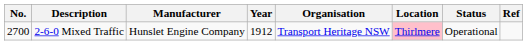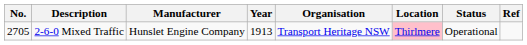(18, 31) 2700 -> (18, 31) 2705
(261, 31) 1912 -> (261, 31) 1913
